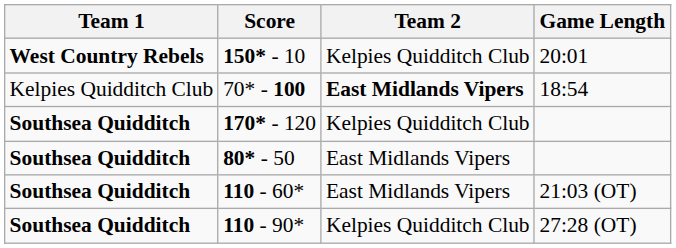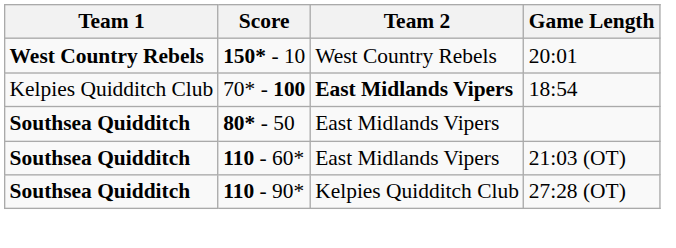(428, 55) Kelpies Quidditch Club -> (406, 55) West Country Rebels
- row: (270, 123)
